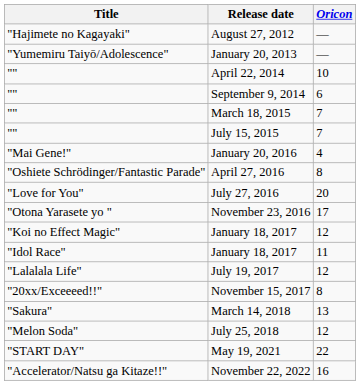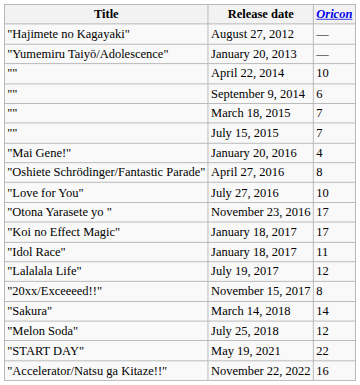(323, 192) 20 -> (323, 192) 10
(323, 232) 12 -> (323, 232) 17
(323, 311) 13 -> (323, 311) 14
